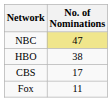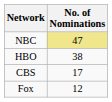(77, 89) 11 -> (77, 89) 12
